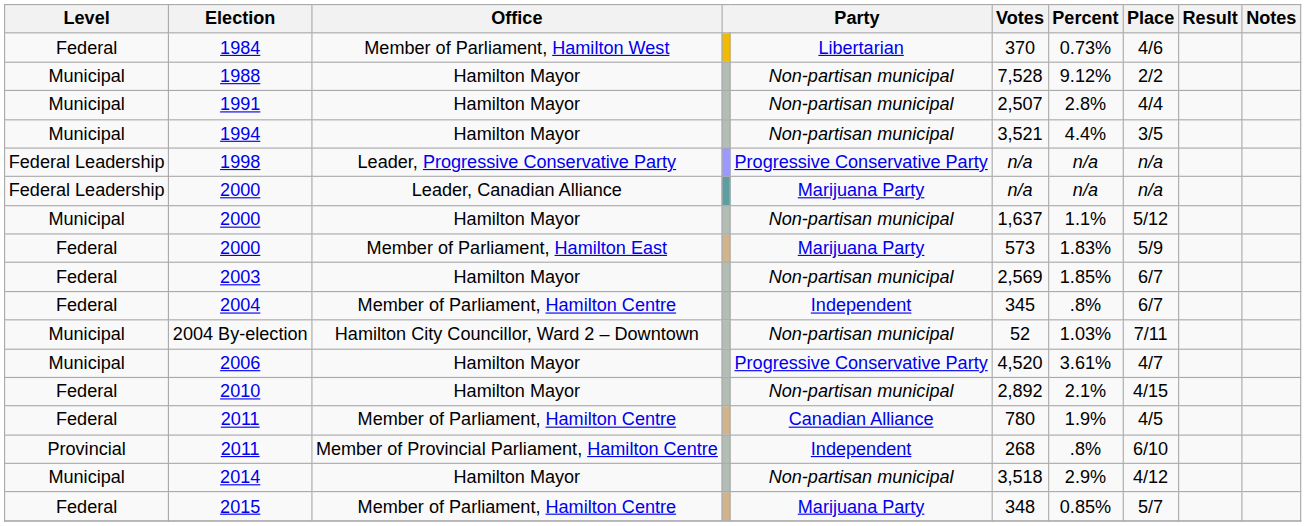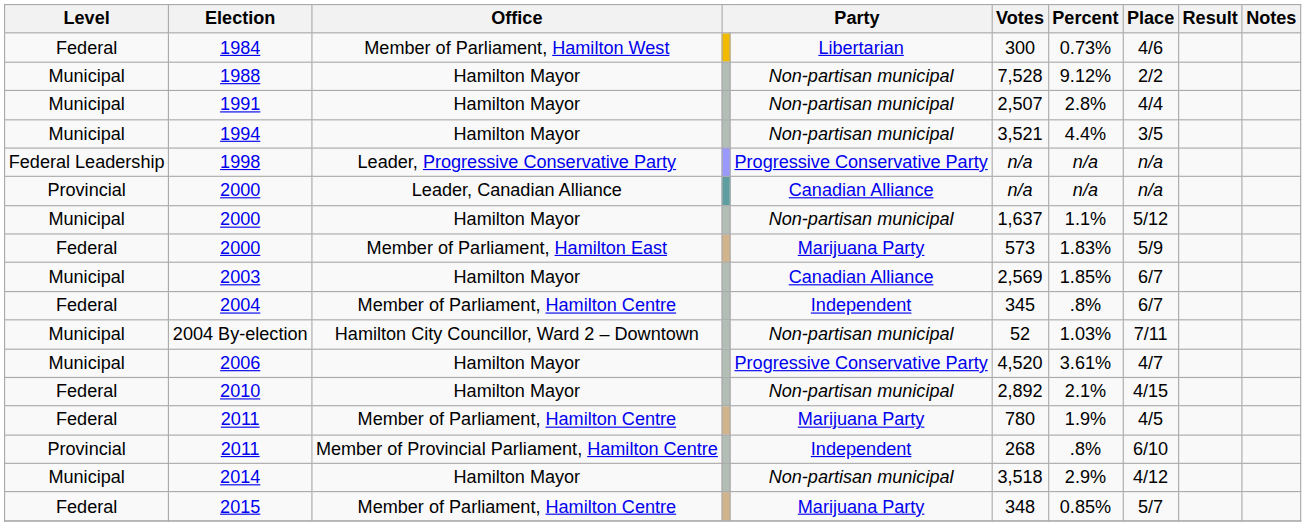(1020, 47) 370 -> (1020, 47) 300
(87, 190) Federal Leadership -> (87, 190) Provincial
(861, 190) Marijuana Party -> (861, 190) Canadian Alliance
(87, 276) Federal -> (87, 276) Municipal
(861, 276) Non-partisan municipal -> (861, 276) Canadian Alliance
(861, 420) Canadian Alliance -> (861, 420) Marijuana Party
